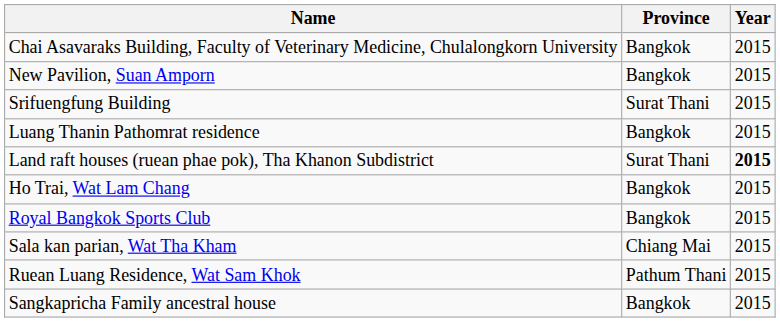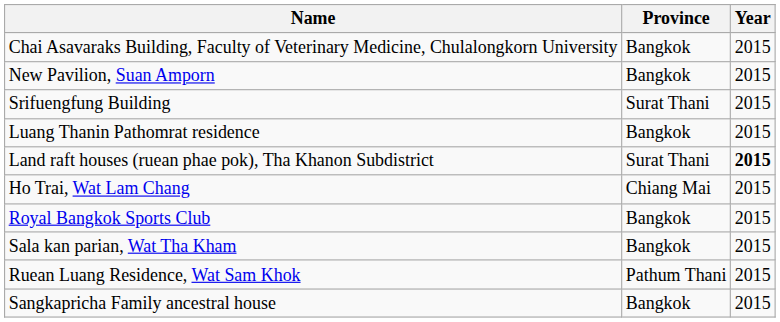(658, 189) Bangkok -> (668, 189) Chiang Mai
(668, 246) Chiang Mai -> (658, 246) Bangkok
